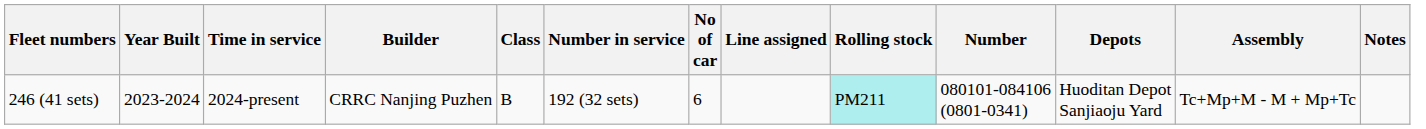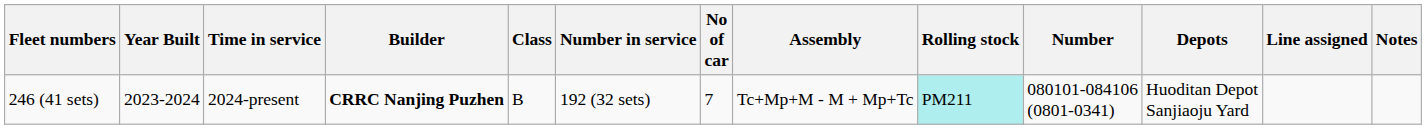columns swapped: (1268, 39) <-> (776, 39)
(411, 99) normal -> (417, 99) bold
(697, 99) 6 -> (709, 99) 7
